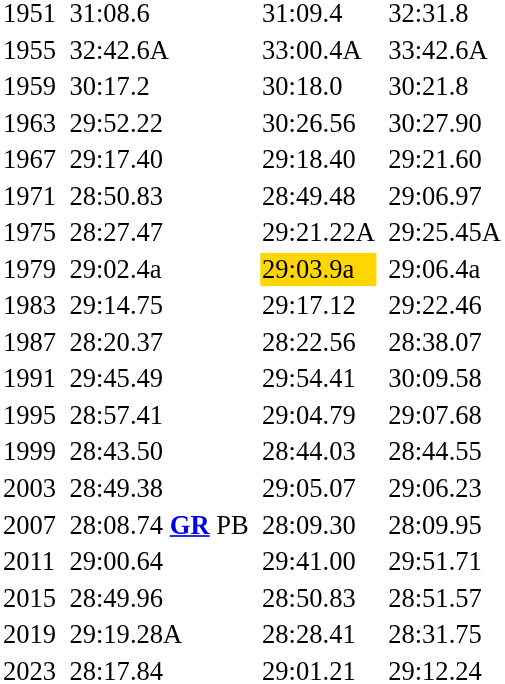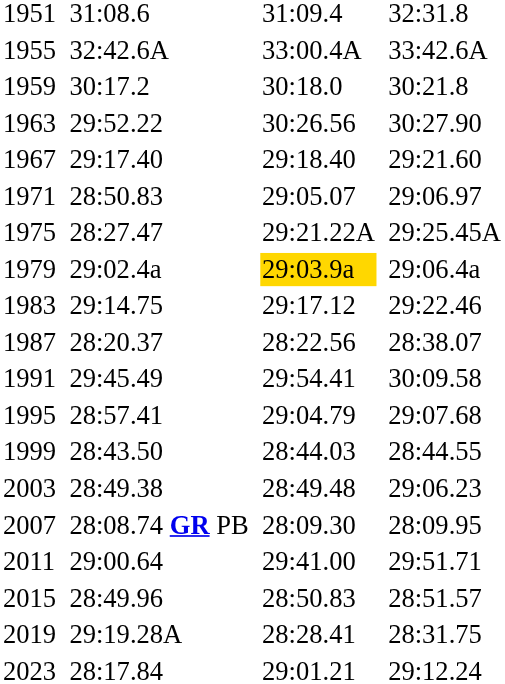(309, 196) 28:49.48 -> (309, 196) 29:05.07
(309, 488) 29:05.07 -> (309, 488) 28:49.48
